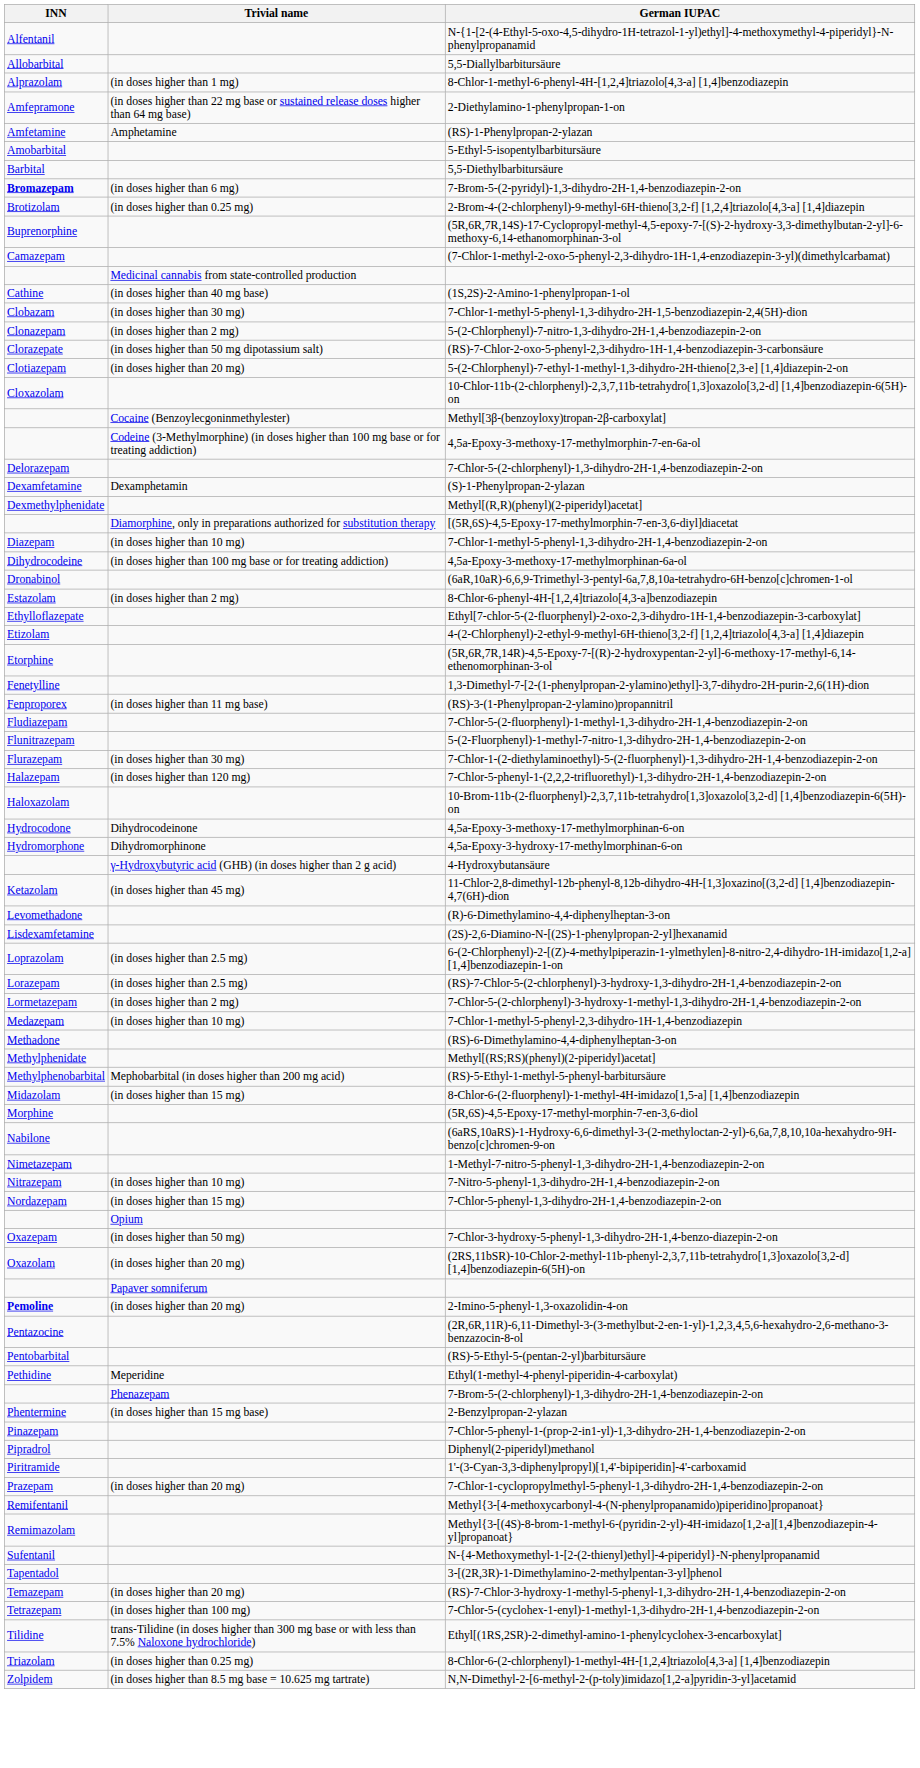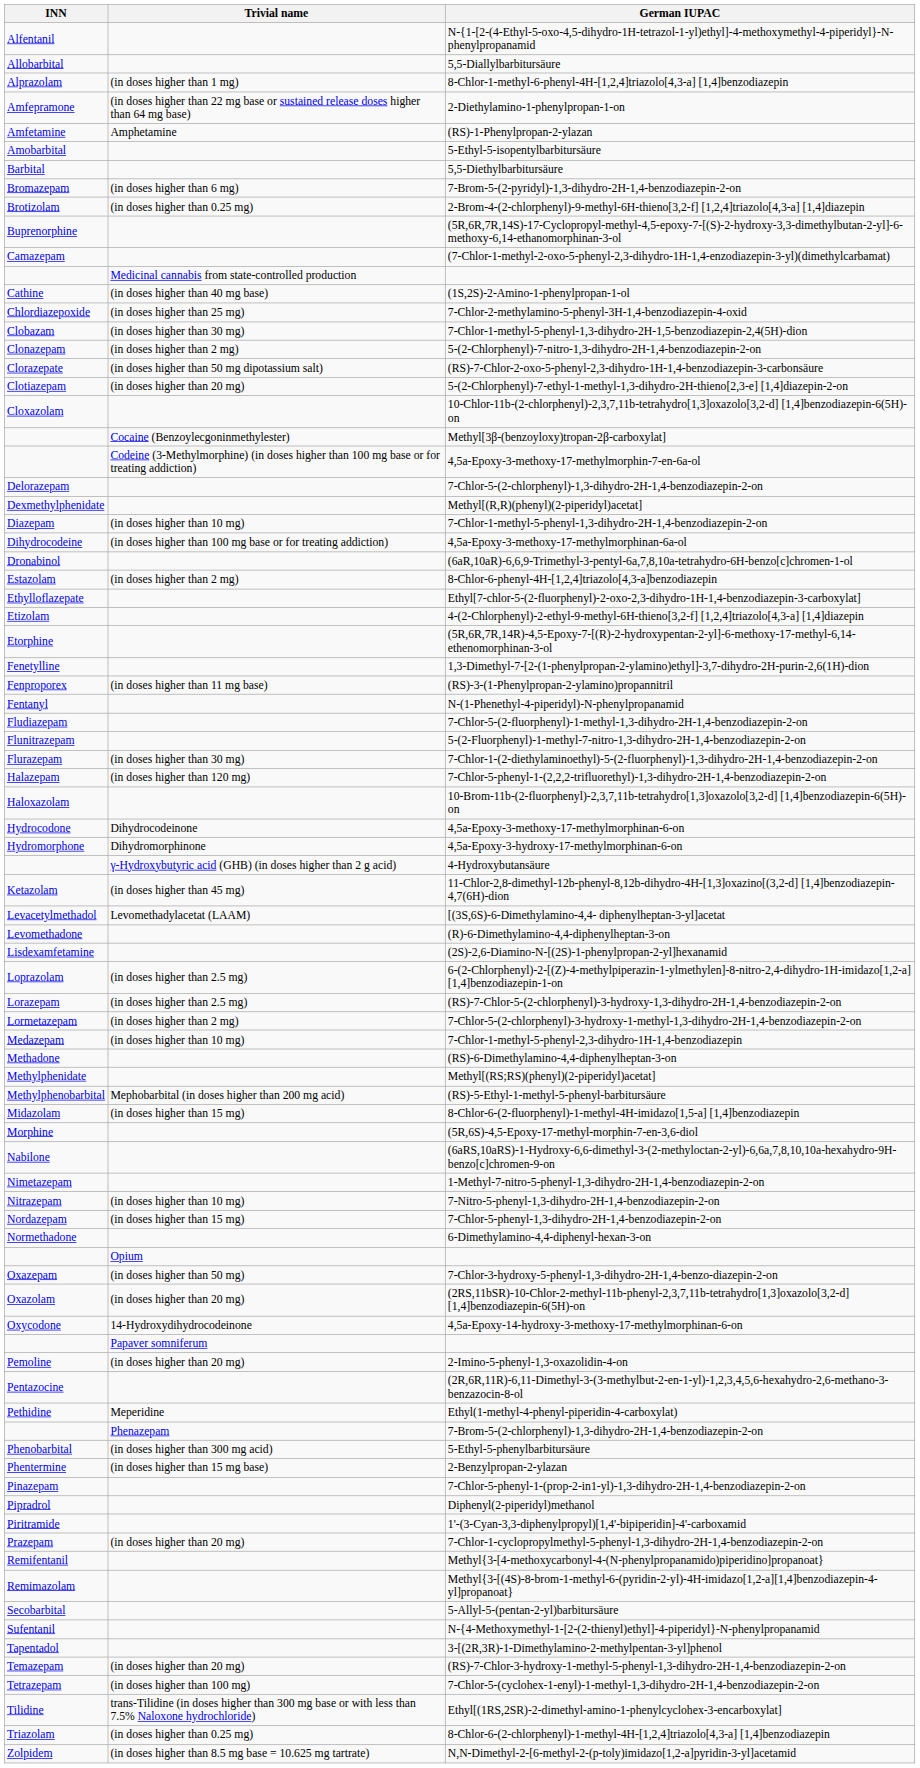(40, 188) bold -> (38, 188) normal
+ row: (177, 312)
- row: (149, 486)
- row: (273, 524)
+ row: (276, 704)
+ row: (180, 915)
+ row: (276, 1238)
+ row: (181, 1325)
(30, 1306) bold -> (29, 1362) normal
- row: (276, 1357)
+ row: (191, 1449)
+ row: (276, 1611)
